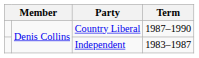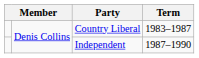(168, 28) 1987–1990 -> (168, 28) 1983–1987
(168, 45) 1983–1987 -> (168, 45) 1987–1990
